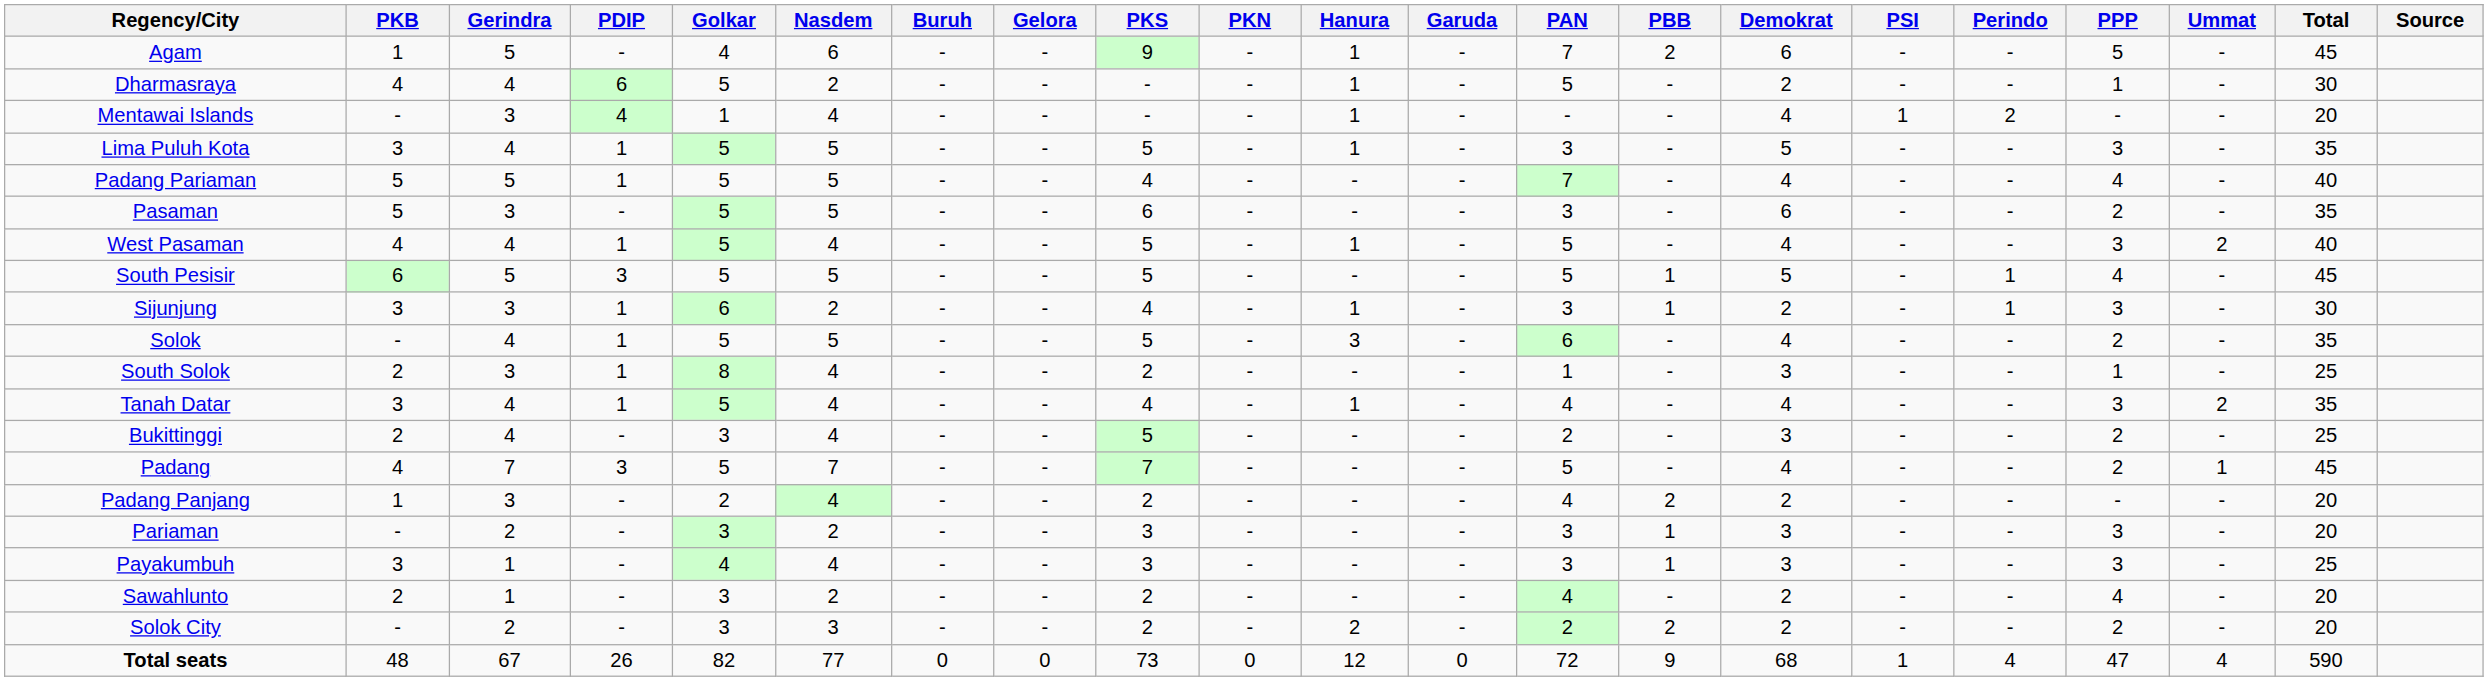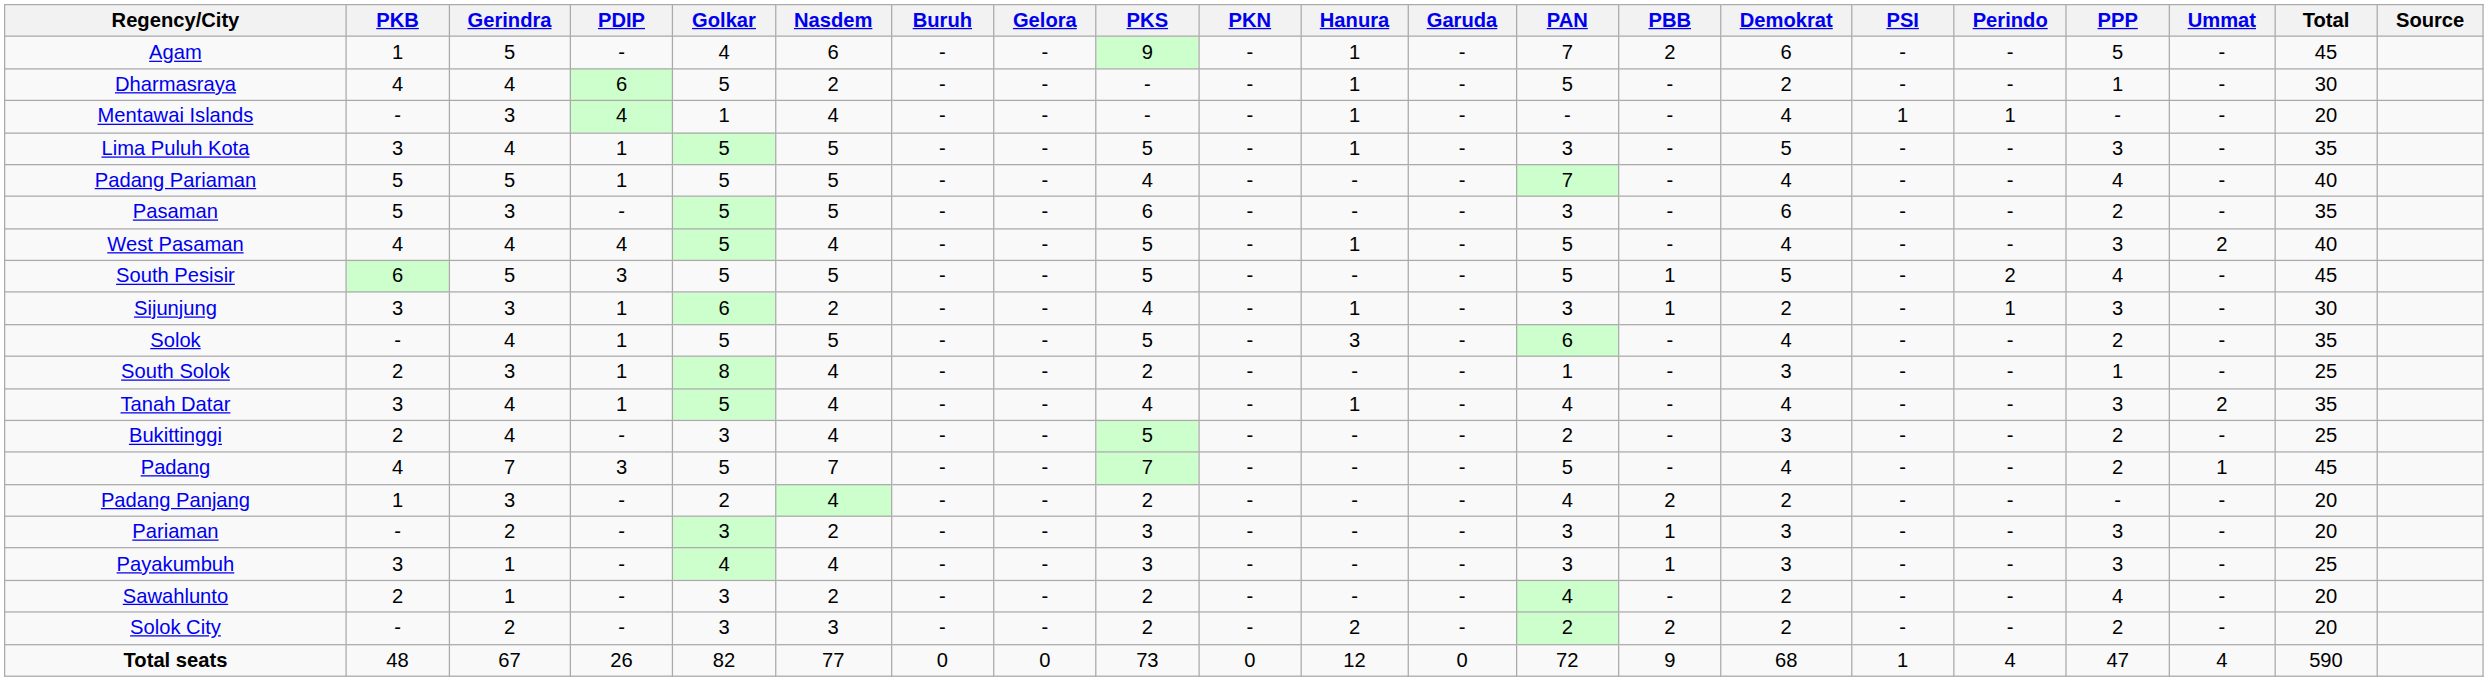(2010, 116) 2 -> (2010, 116) 1
(621, 244) 1 -> (621, 244) 4
(2010, 276) 1 -> (2010, 276) 2
